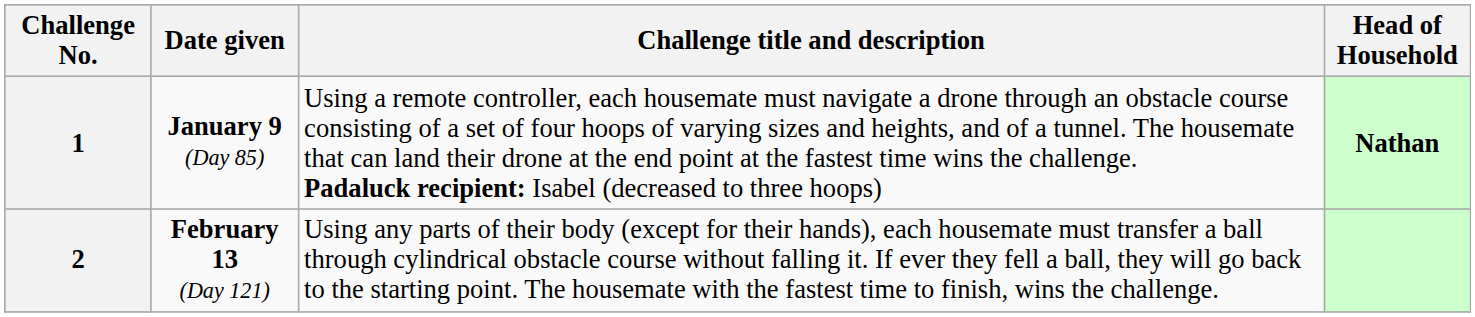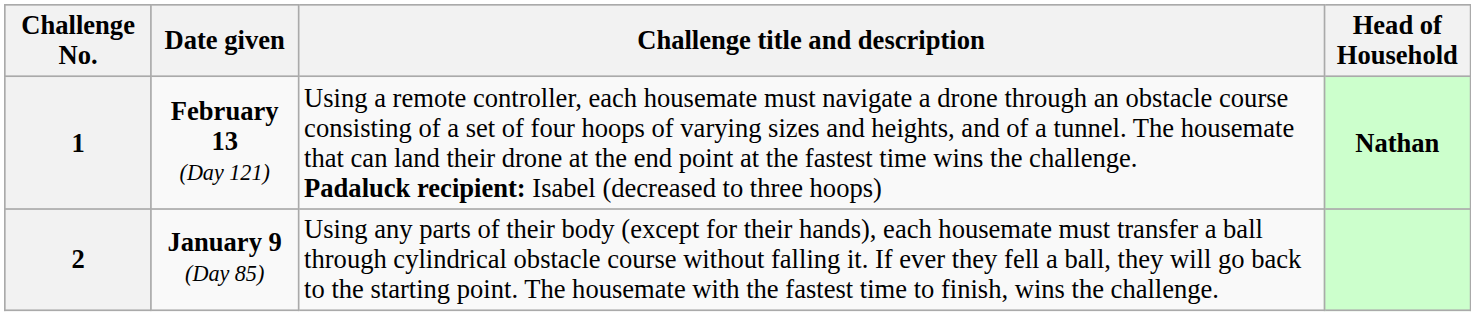(225, 141) January 9 (Day 85) -> (225, 141) February 13 (Day 121)
(225, 259) February 13 (Day 121) -> (225, 258) January 9 (Day 85)
